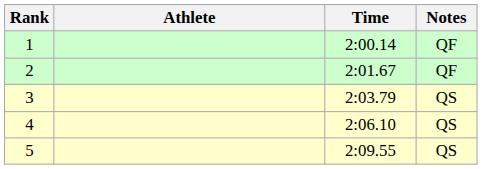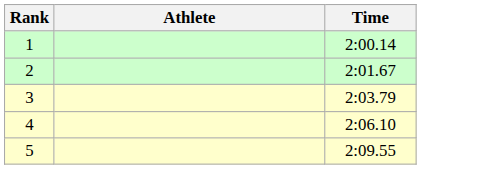- column: (446, 17)
